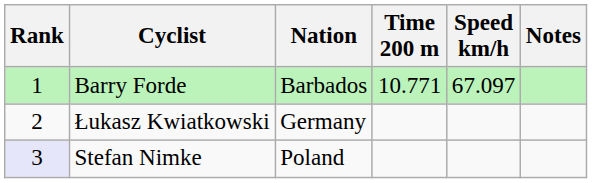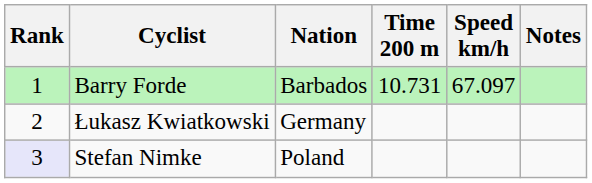(410, 85) 10.771 -> (410, 85) 10.731
